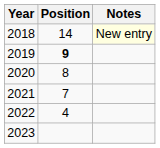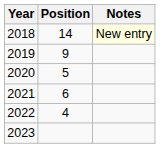(65, 53) bold -> (65, 53) normal
(65, 73) 8 -> (65, 73) 5
(65, 93) 7 -> (65, 93) 6
